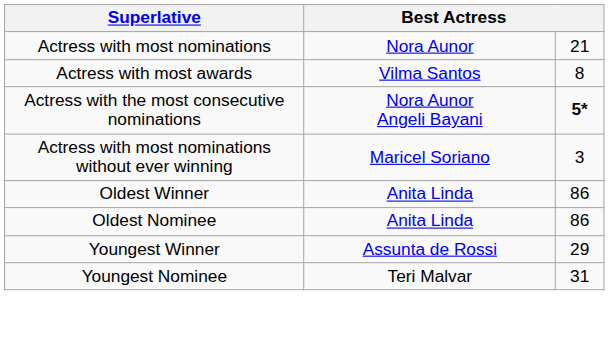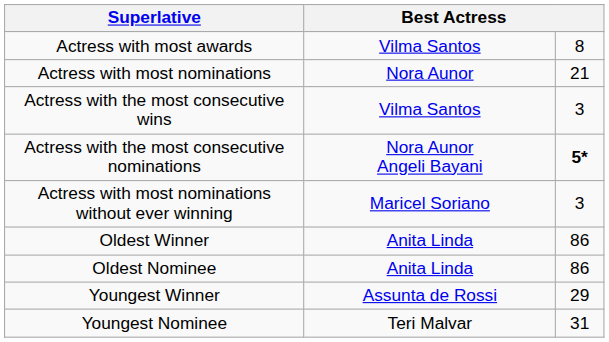rows swapped: (154, 73) <-> (154, 45)
+ row: (154, 110)
